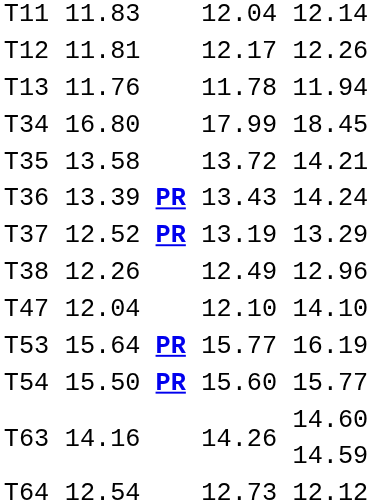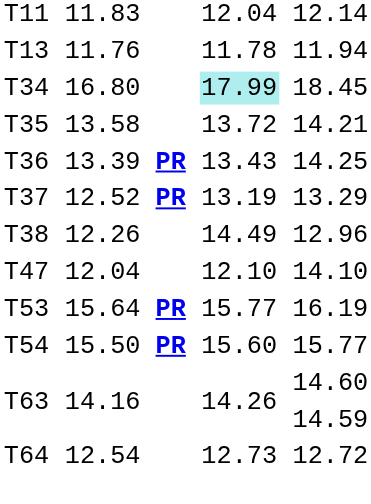- row: (27, 51)
(239, 125) no background -> (239, 88) paleturquoise background
(330, 199) 14.24 -> (330, 162) 14.25
(239, 272) 12.49 -> (239, 236) 14.49
(330, 494) 12.12 -> (330, 457) 12.72
